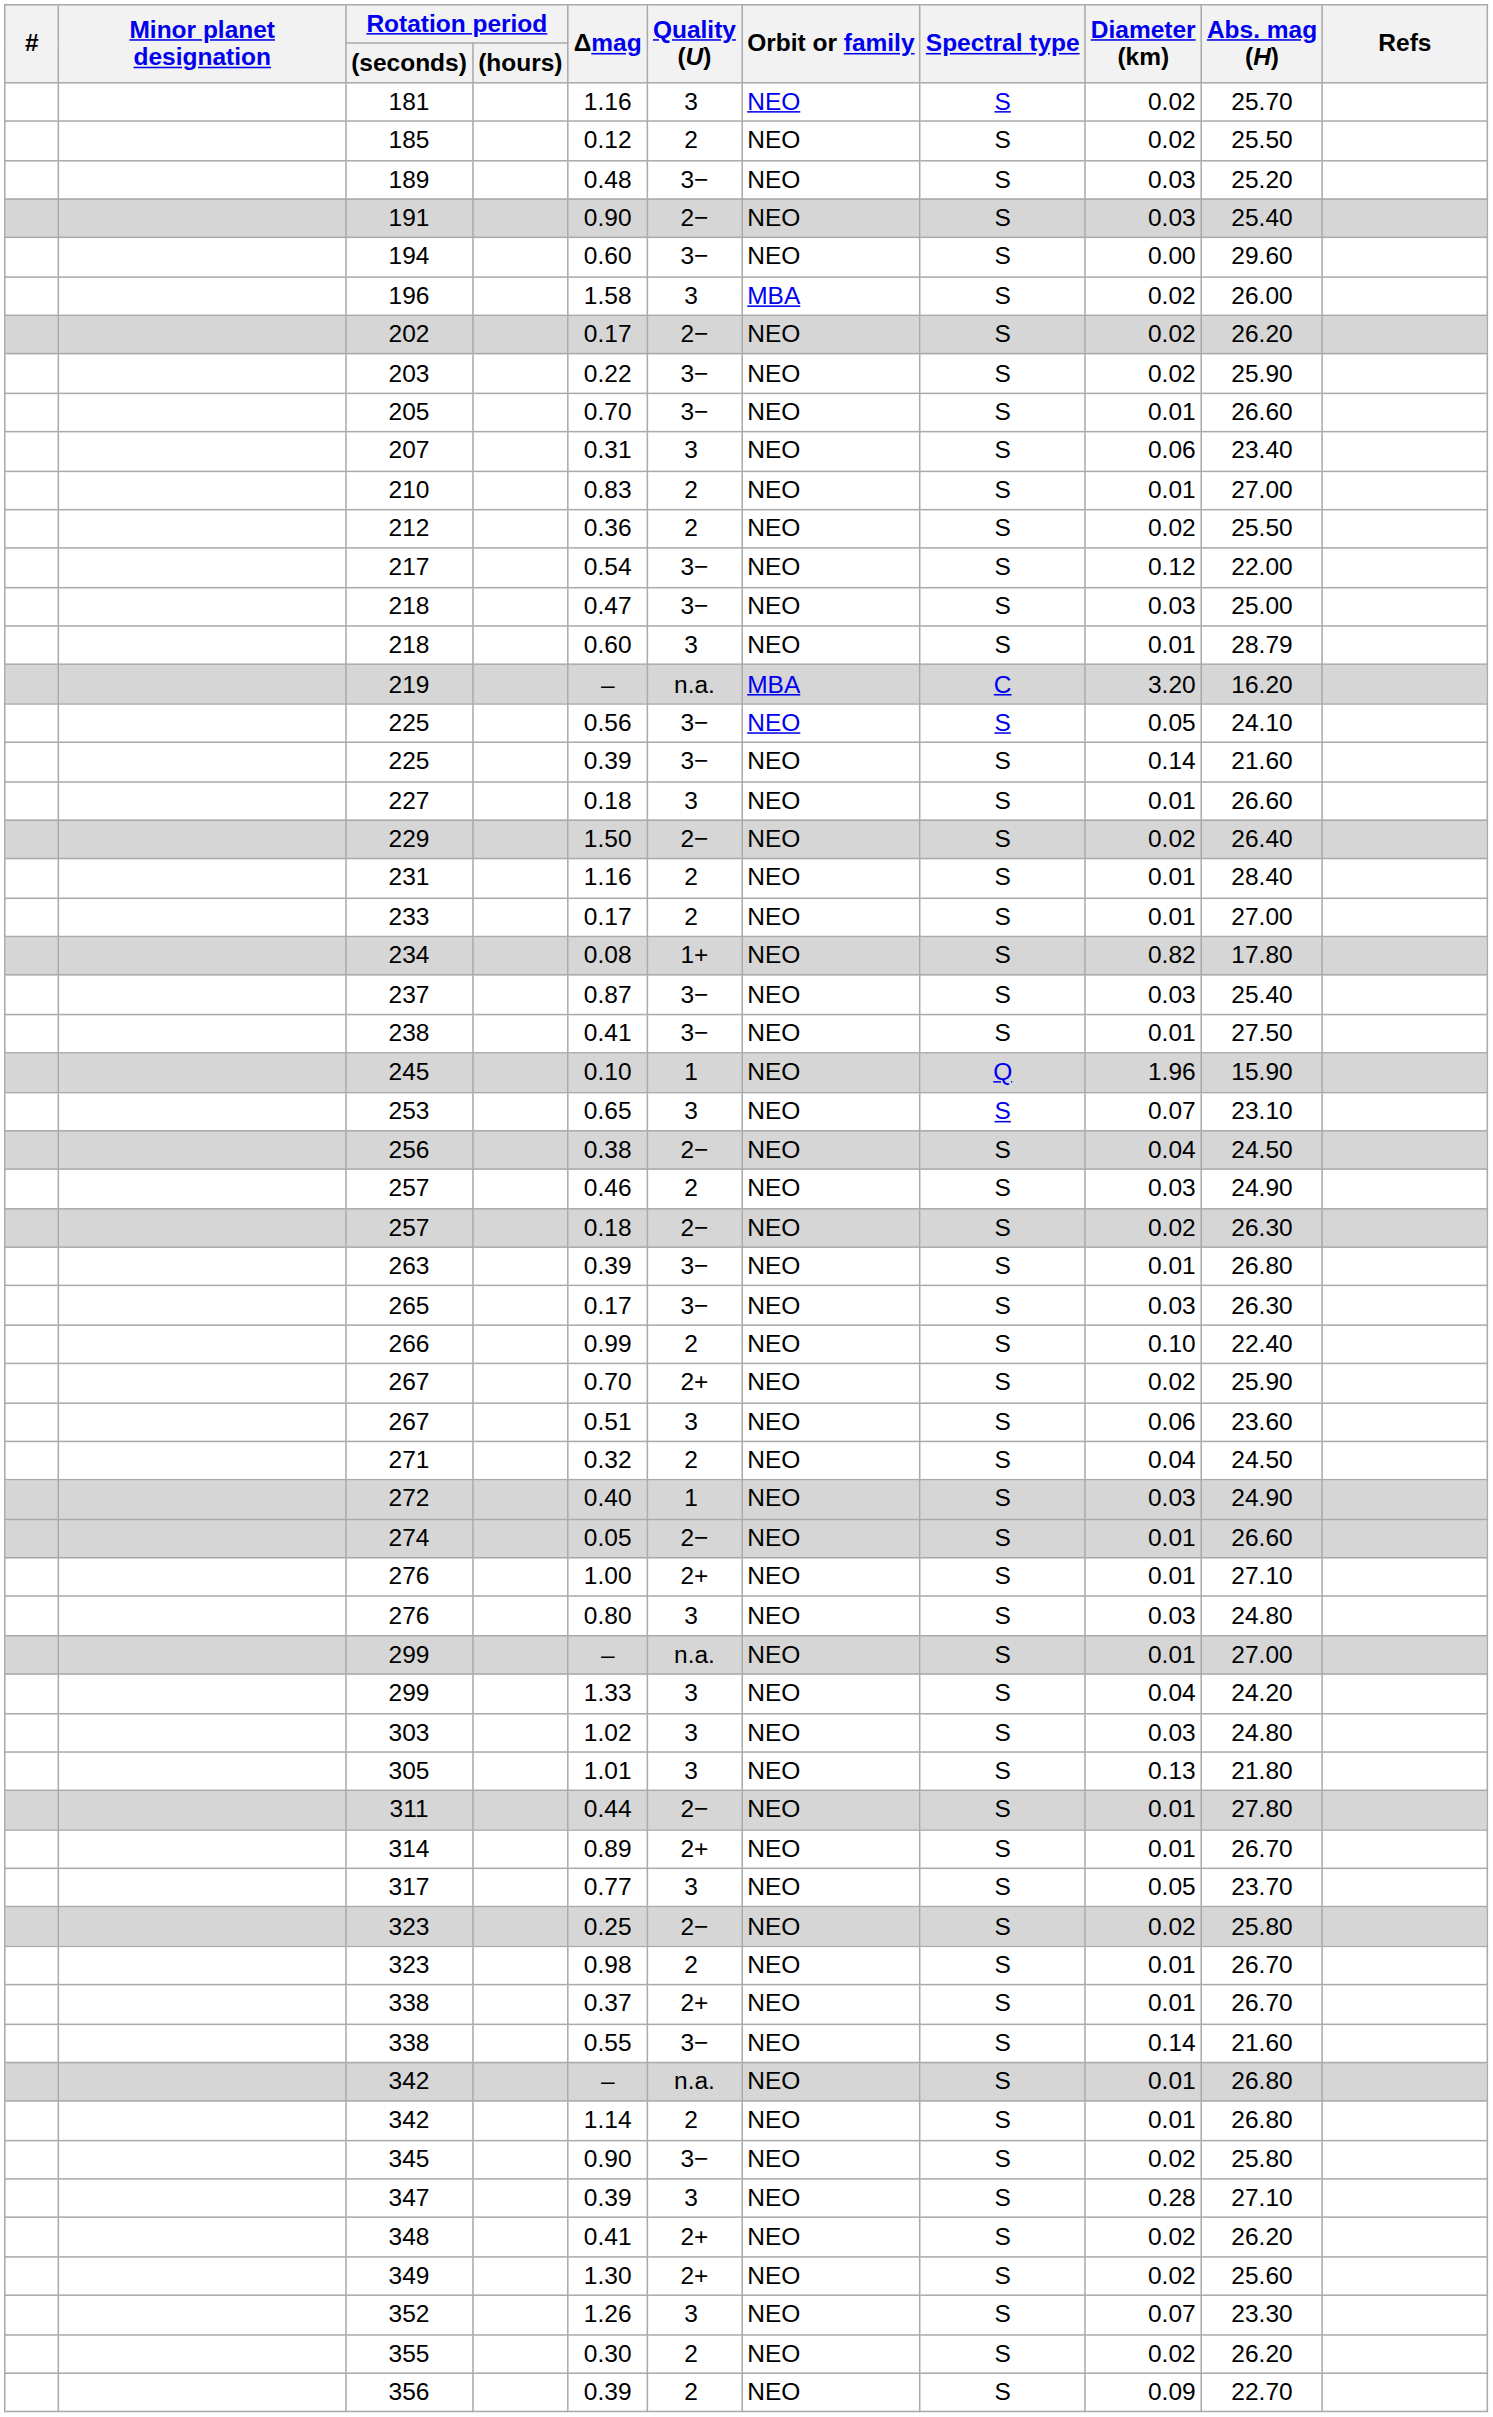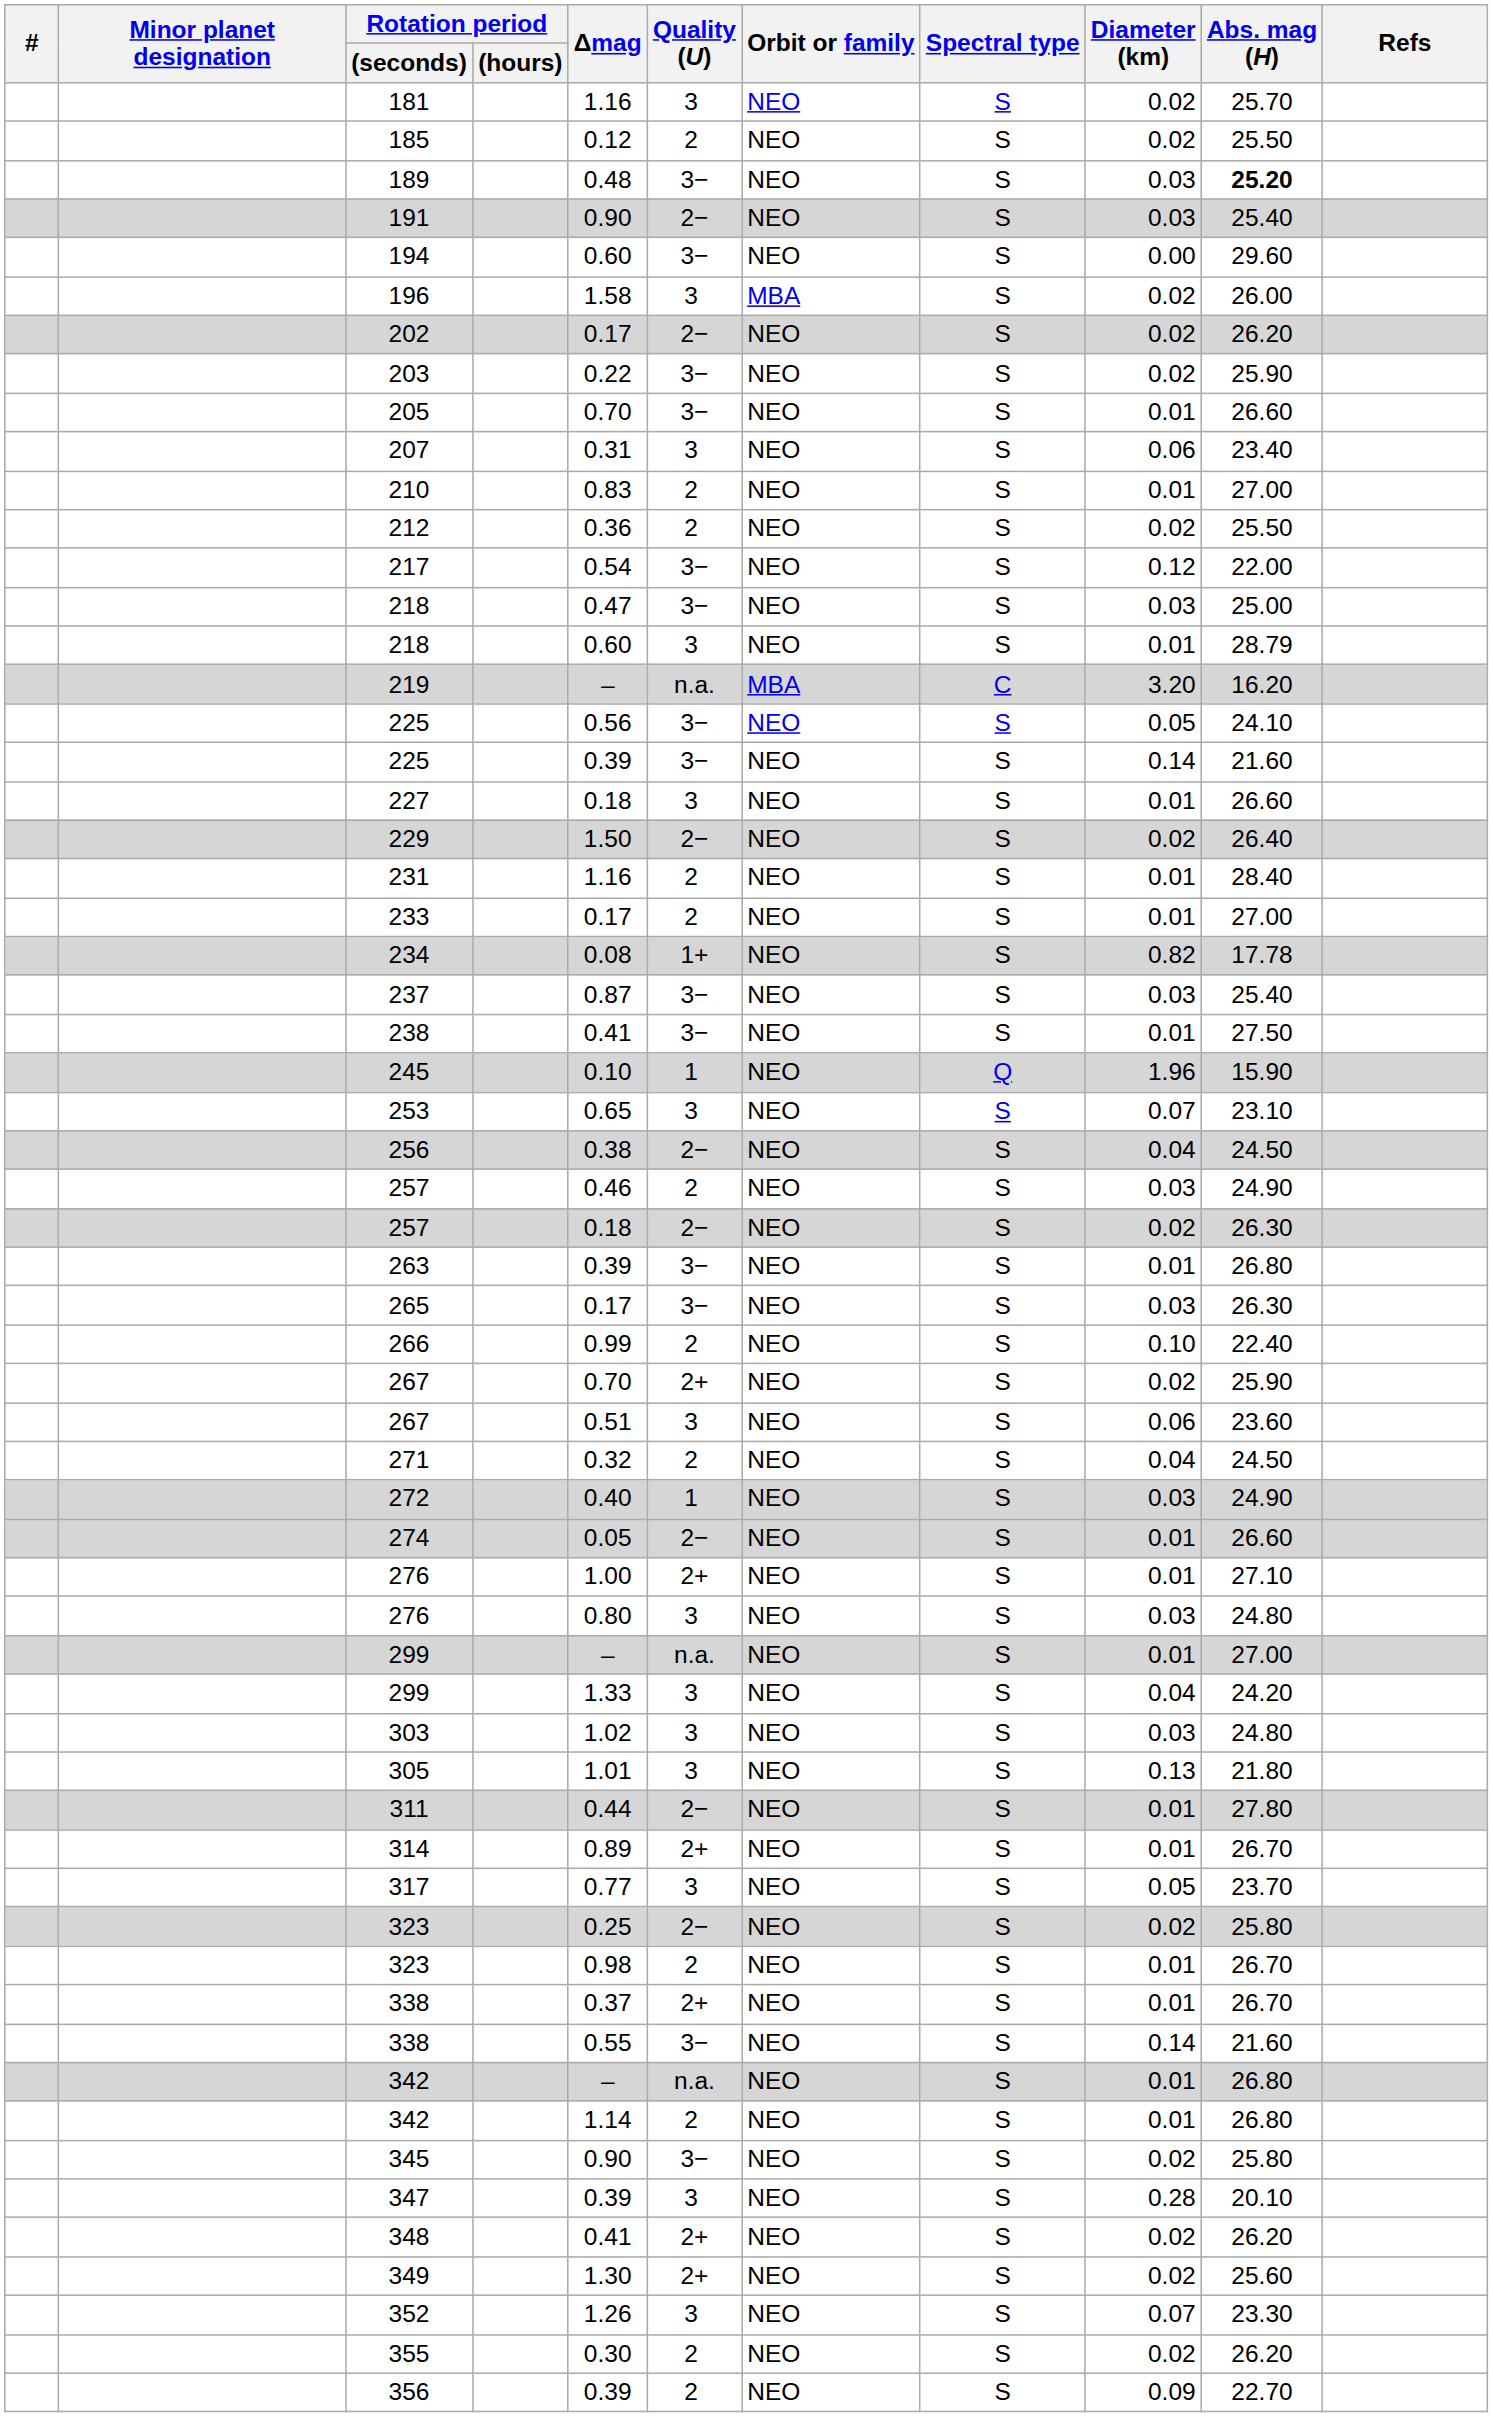(1262, 179) normal -> (1262, 179) bold
(1262, 955) 17.80 -> (1262, 955) 17.78
(1262, 2198) 27.10 -> (1262, 2198) 20.10
